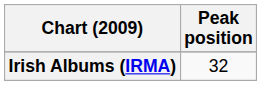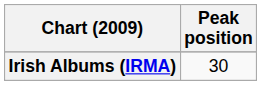(218, 66) 32 -> (218, 66) 30
